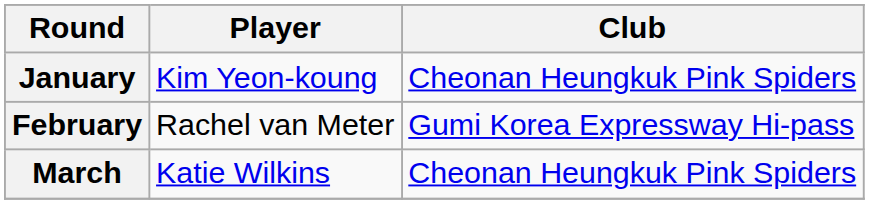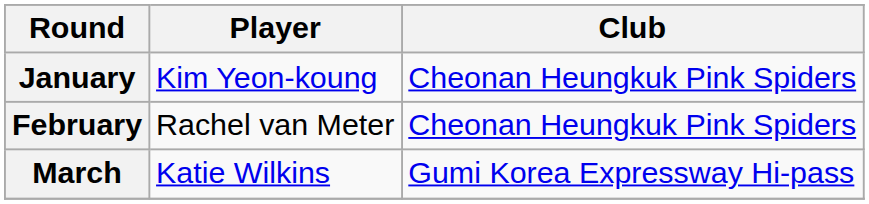(631, 125) Gumi Korea Expressway Hi-pass -> (632, 125) Cheonan Heungkuk Pink Spiders
(632, 173) Cheonan Heungkuk Pink Spiders -> (631, 173) Gumi Korea Expressway Hi-pass
